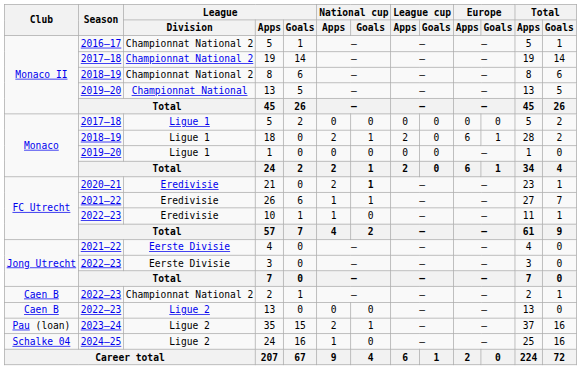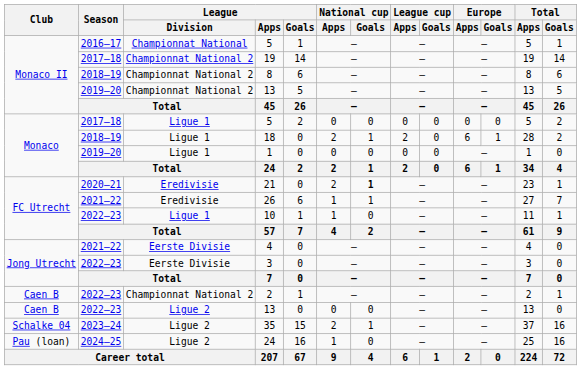(190, 44) Championnat National 2 -> (190, 44) Championnat National
(190, 91) Championnat National -> (190, 91) Championnat National 2
(190, 216) Eredivisie -> (190, 216) Ligue 1
(41, 326) Pau (loan) -> (41, 326) Schalke 04
(41, 341) Schalke 04 -> (41, 341) Pau (loan)
